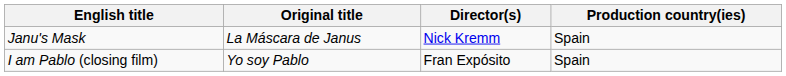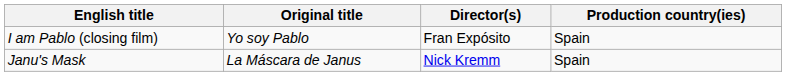rows swapped: (83, 60) <-> (47, 37)
